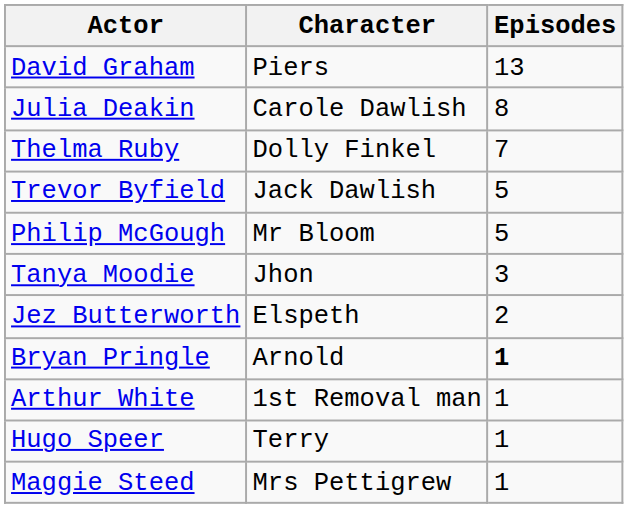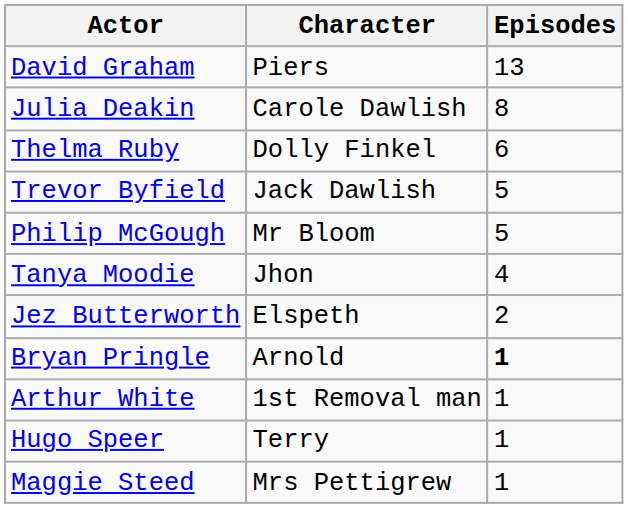(502, 150) 7 -> (502, 150) 6
(502, 275) 3 -> (502, 275) 4
